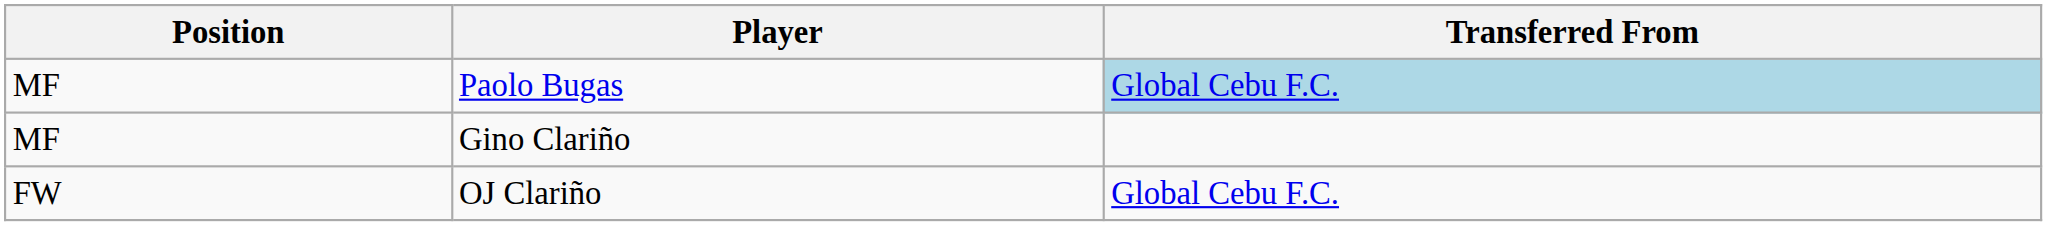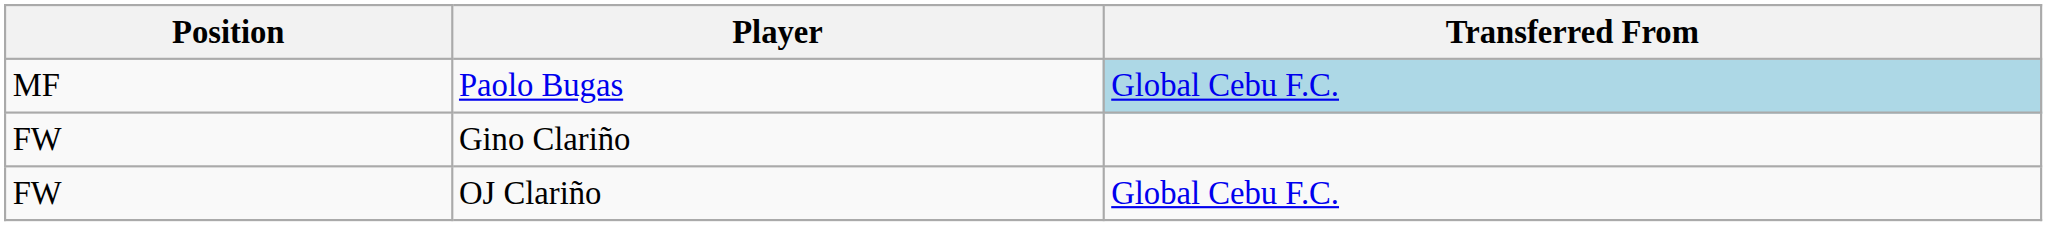(36, 139) MF -> (37, 139) FW
